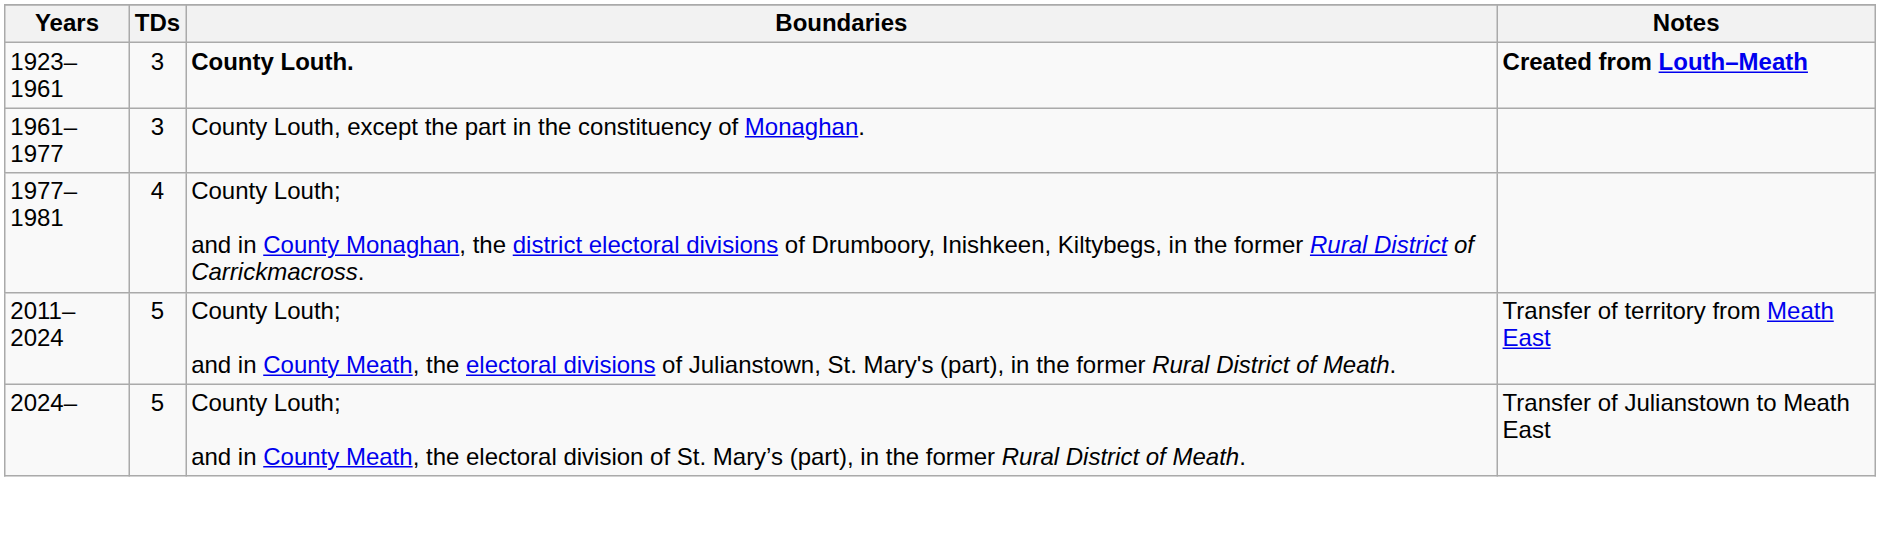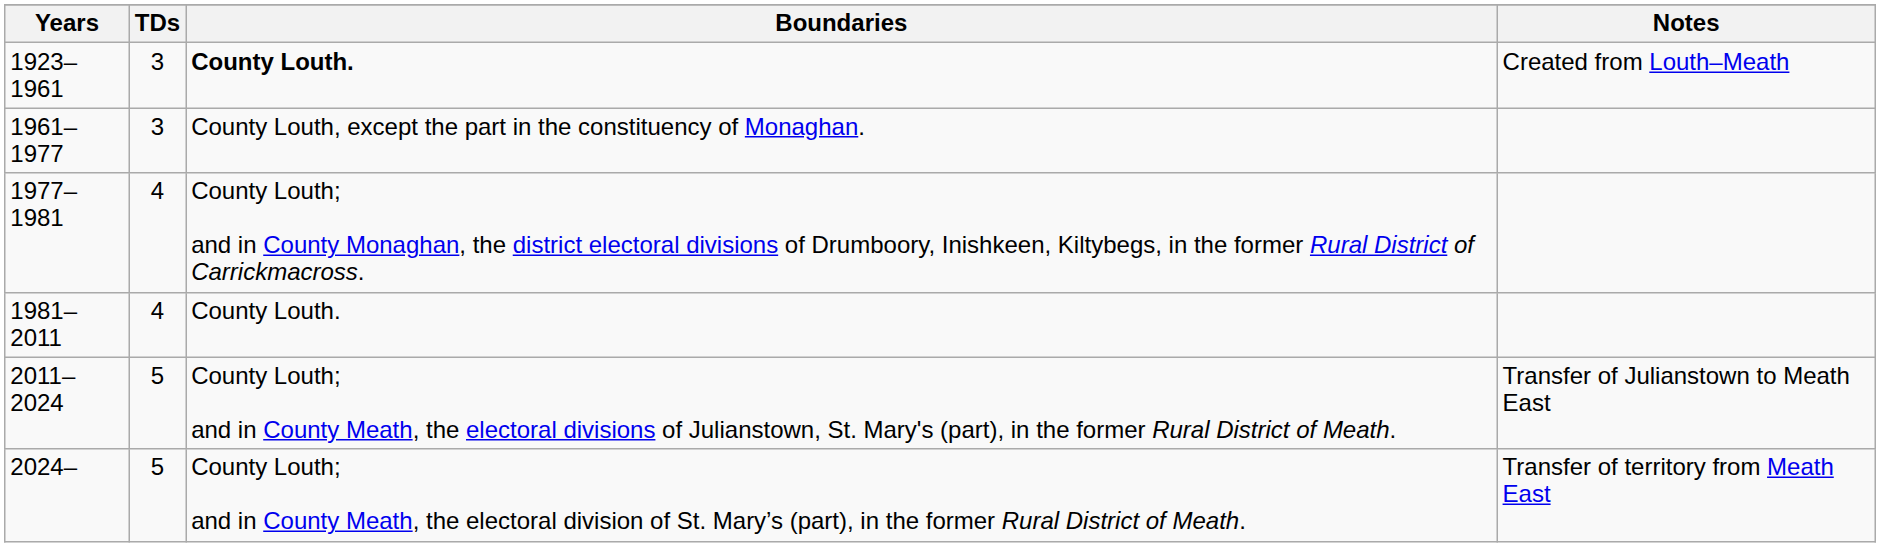(1655, 61) bold -> (1646, 61) normal
+ row: (44, 324)
(1668, 324) Transfer of territory from Meath East -> (1676, 389) Transfer of Julianstown to Meath East
(1676, 416) Transfer of Julianstown to Meath East -> (1668, 481) Transfer of territory from Meath East
